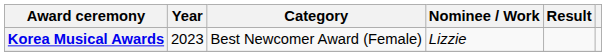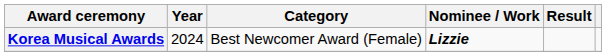(187, 39) 2023 -> (187, 39) 2024
(448, 39) normal -> (449, 39) bold
